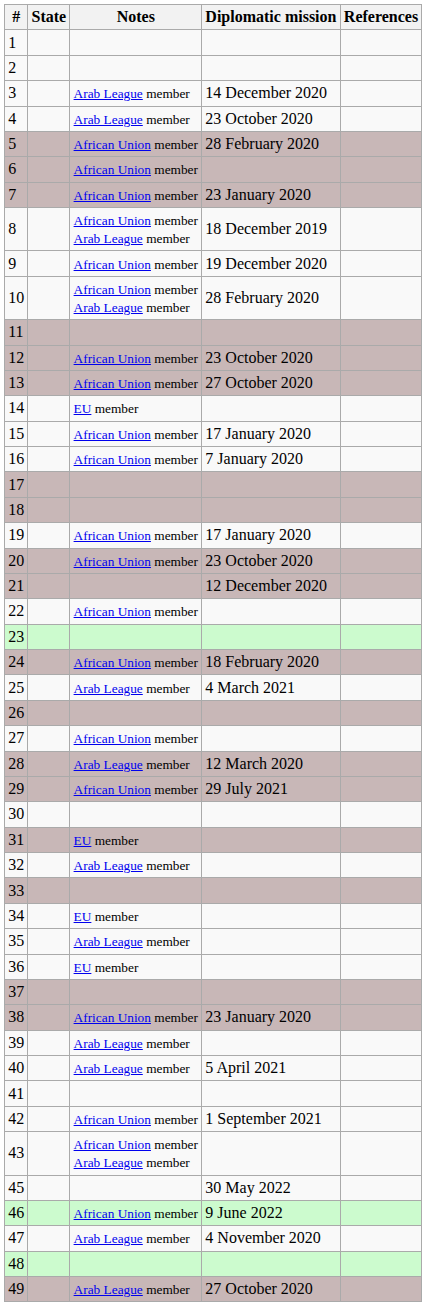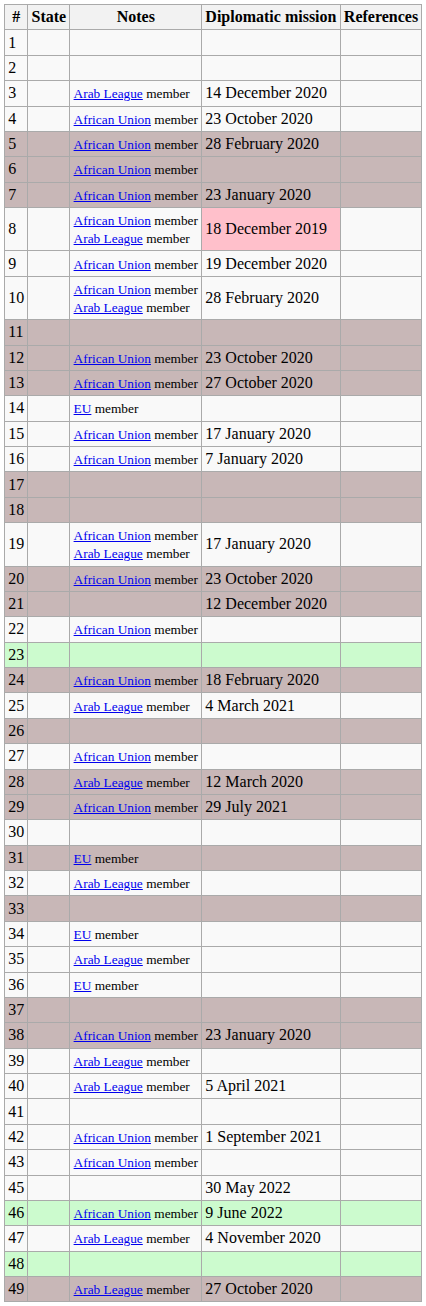(132, 119) Arab League member -> (136, 119) African Union member
(266, 229) no background -> (266, 229) pink background
(136, 536) African Union member -> (136, 545) African Union member Arab League member
(136, 1154) African Union member Arab League member -> (136, 1163) African Union member
